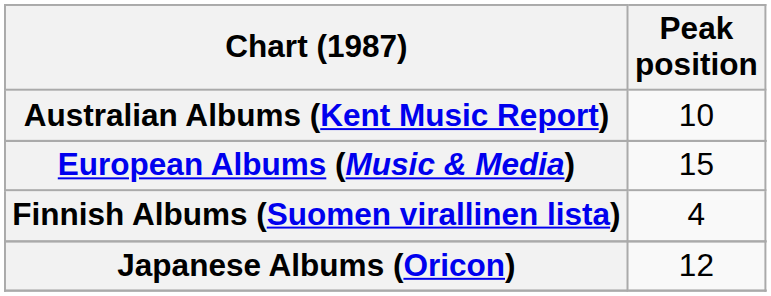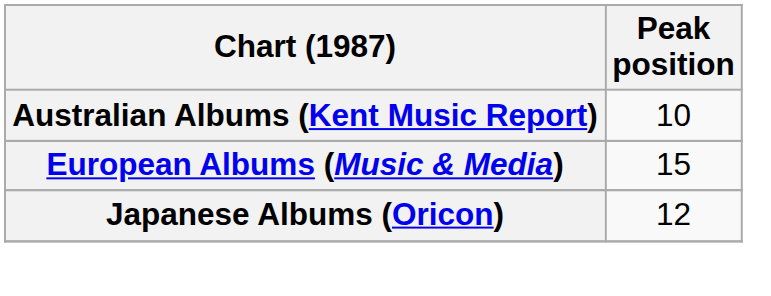- row: (316, 214)
